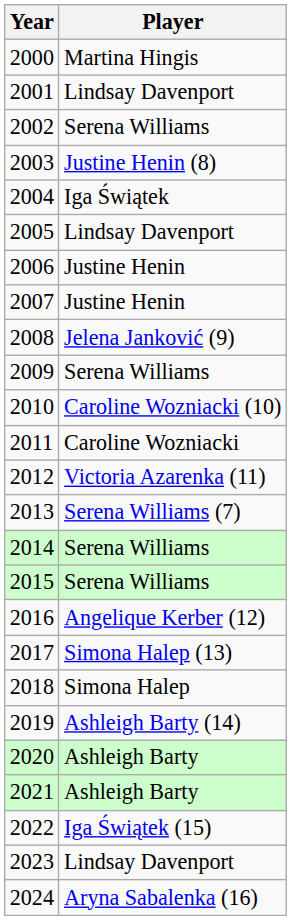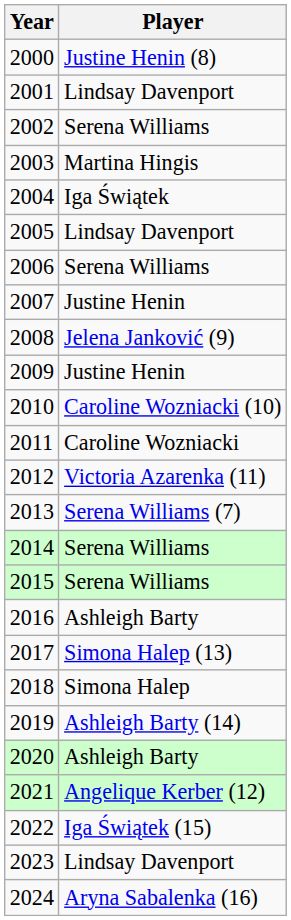(131, 57) Martina Hingis -> (140, 57) Justine Henin (8)
(140, 162) Justine Henin (8) -> (131, 162) Martina Hingis
(125, 267) Justine Henin -> (137, 267) Serena Williams
(137, 372) Serena Williams -> (125, 372) Justine Henin
(165, 617) Angelique Kerber (12) -> (131, 617) Ashleigh Barty
(131, 792) Ashleigh Barty -> (165, 792) Angelique Kerber (12)
